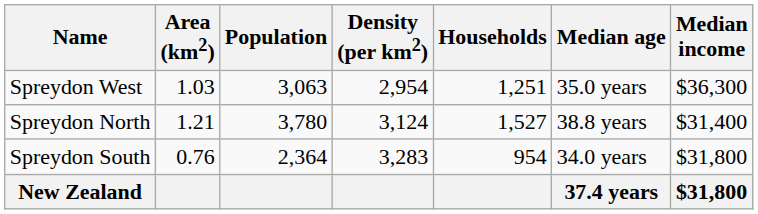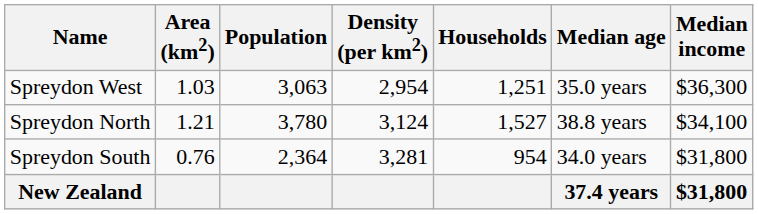(711, 121) $31,400 -> (711, 121) $34,100
(404, 156) 3,283 -> (404, 156) 3,281
